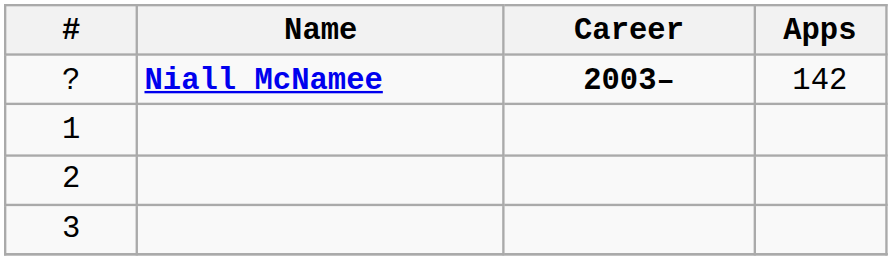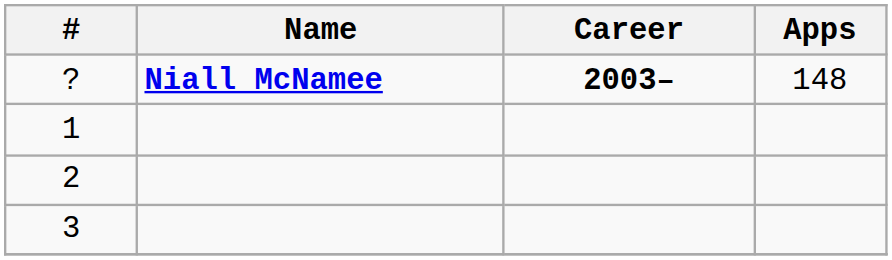(820, 80) 142 -> (820, 80) 148
